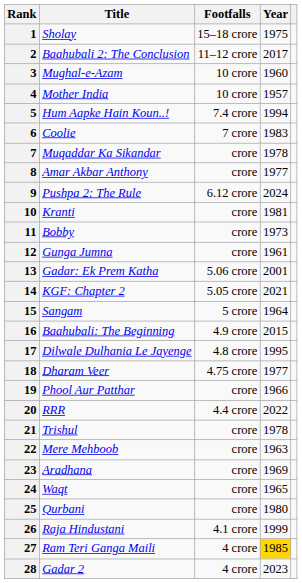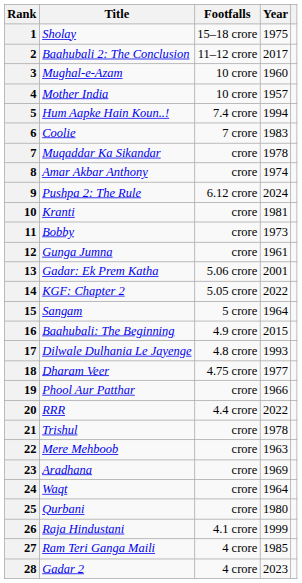(275, 172) 1977 -> (275, 172) 1974
(275, 291) 2021 -> (275, 291) 2022
(275, 350) 1995 -> (275, 350) 1993
(275, 489) 1965 -> (275, 489) 1964
(275, 548) gold background -> (275, 548) no background
